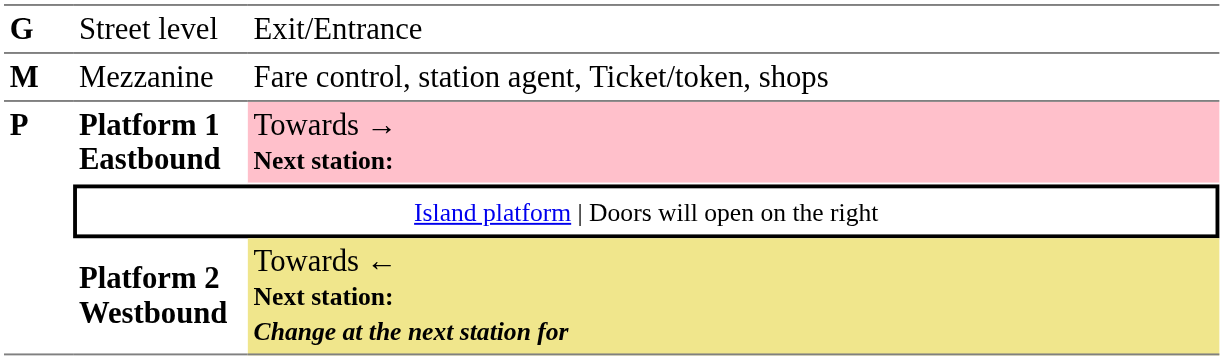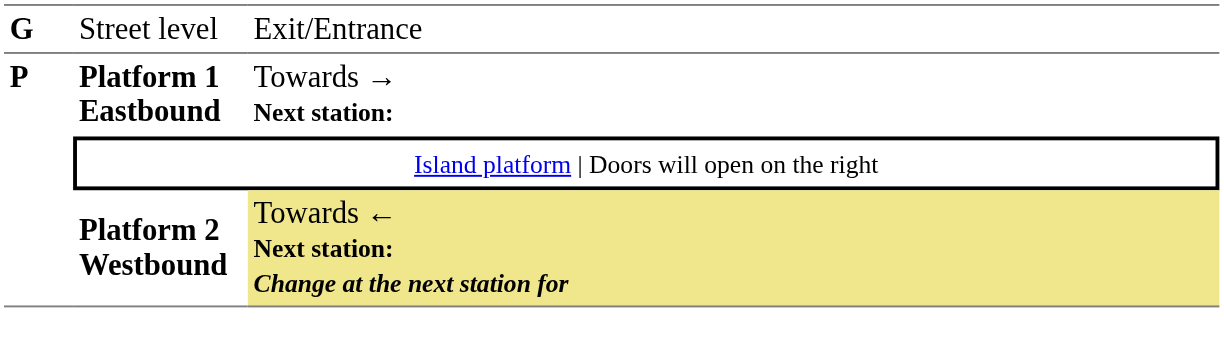- row: (146, 76)
(325, 141) pink background -> (325, 93) no background
